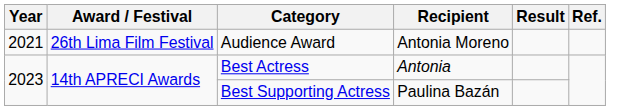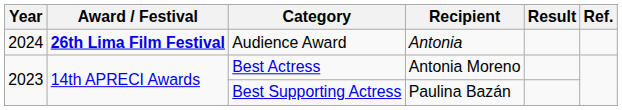(26, 42) 2021 -> (26, 42) 2024
(132, 42) normal -> (138, 42) bold
(453, 42) Antonia Moreno -> (436, 42) Antonia
(424, 67) Antonia -> (465, 67) Antonia Moreno
